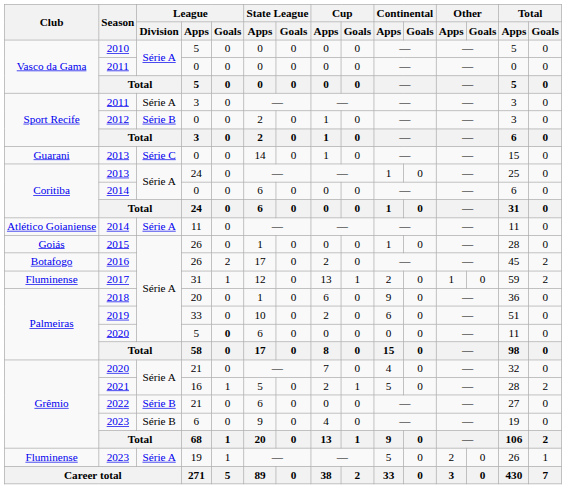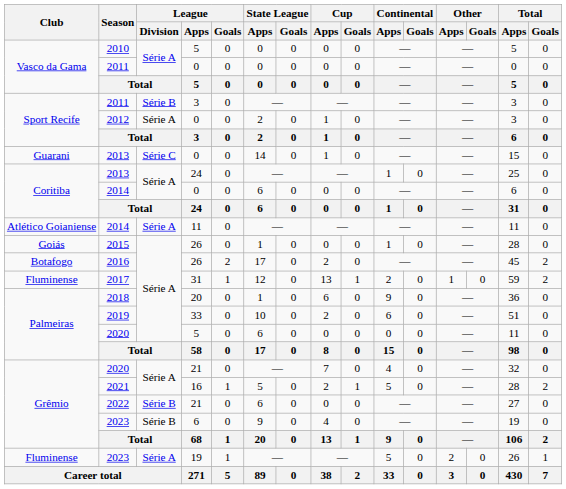(159, 102) Série A -> (159, 102) Série B
(159, 119) Série B -> (159, 119) Série A
(228, 333) bold -> (228, 333) normal
